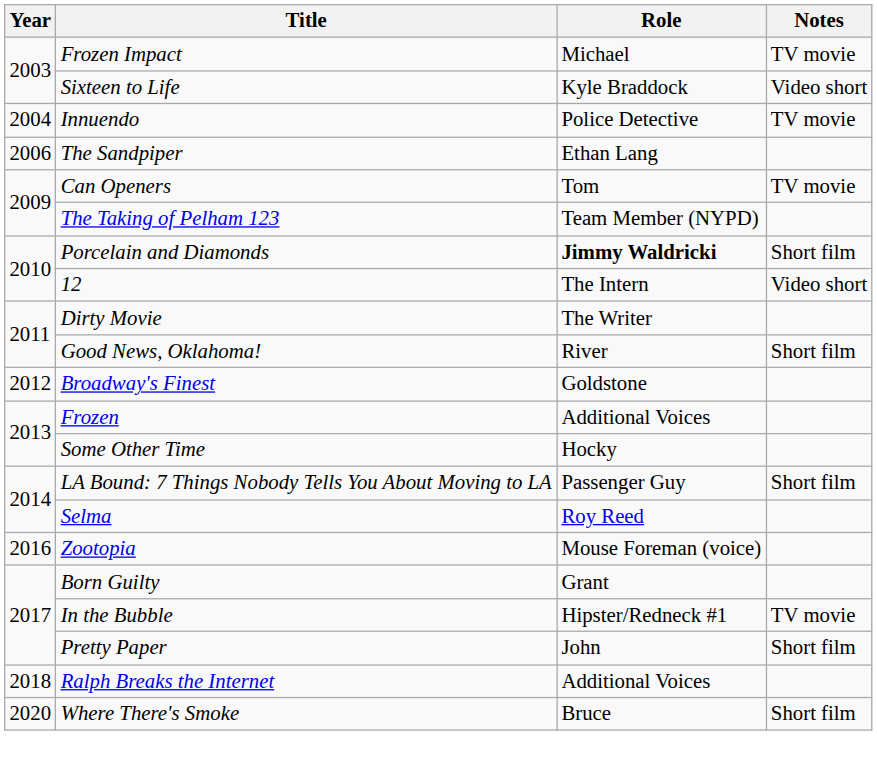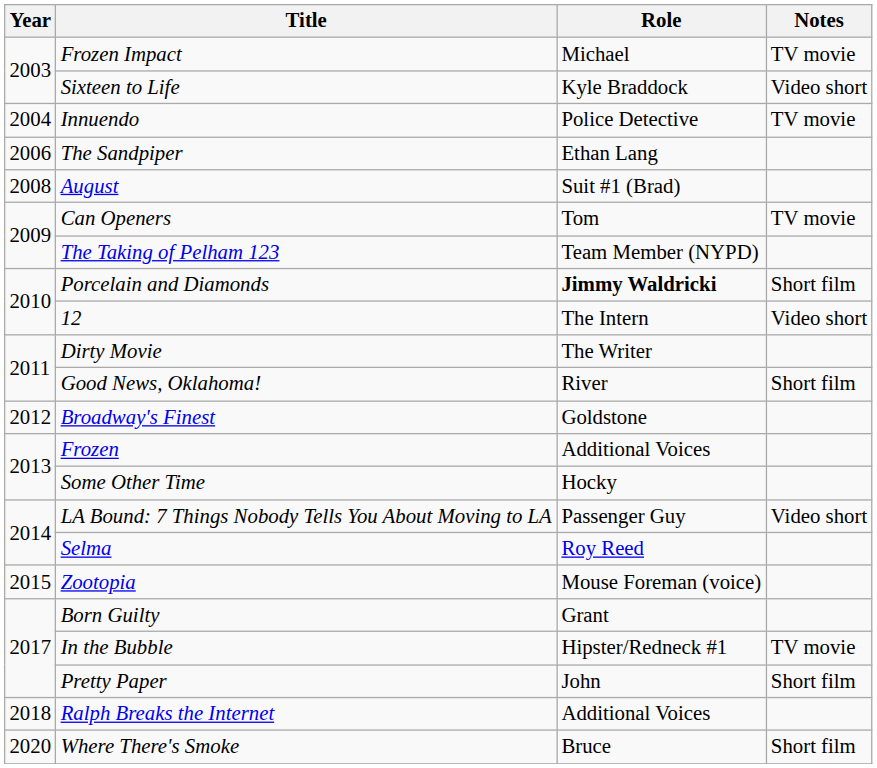+ row: (90, 185)
(813, 482) Short film -> (819, 515) Video short
(30, 548) 2016 -> (30, 581) 2015
